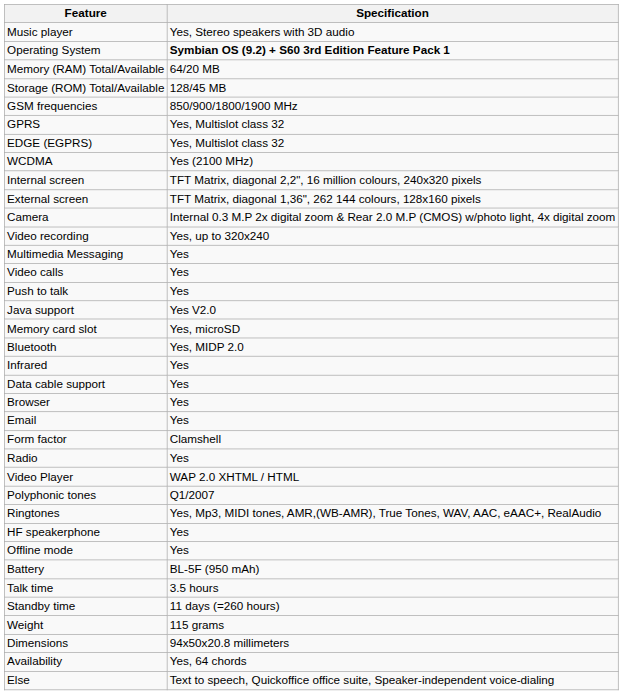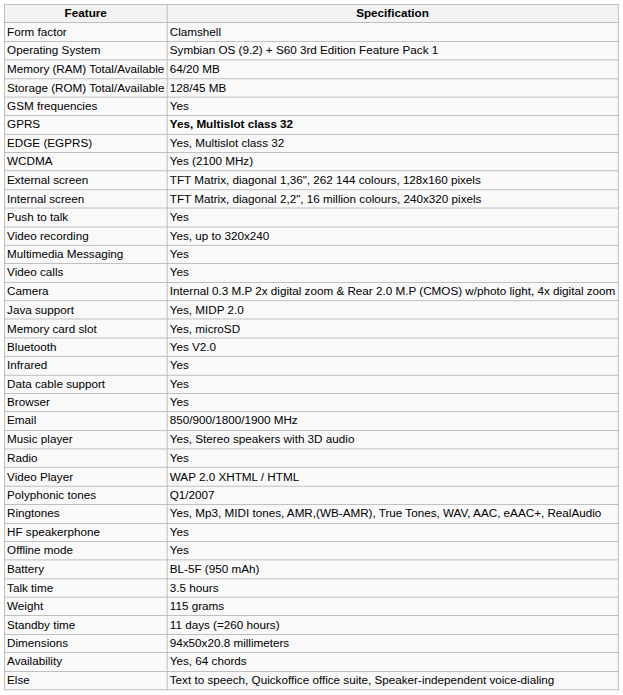rows swapped: (37, 439) <-> (40, 32)
(310, 50) bold -> (304, 50) normal
(234, 106) 850/900/1800/1900 MHz -> (179, 106) Yes
(227, 124) normal -> (231, 124) bold
rows swapped: (46, 180) <-> (48, 198)
rows swapped: (28, 217) <-> (38, 291)
(193, 310) Yes V2.0 -> (207, 310) Yes, MIDP 2.0
(207, 347) Yes, MIDP 2.0 -> (193, 347) Yes V2.0
(179, 421) Yes -> (234, 421) 850/900/1800/1900 MHz
rows swapped: (41, 606) <-> (25, 625)
